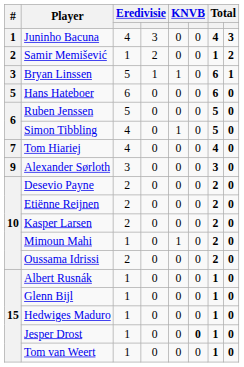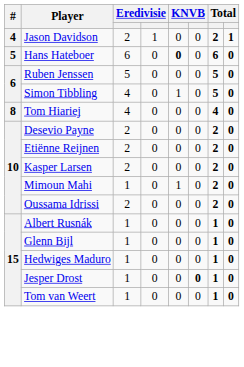- row: (62, 37)
- row: (65, 56)
- row: (58, 74)
+ row: (61, 37)
(178, 93) normal -> (178, 56) bold
(13, 148) 7 -> (13, 111) 8
- row: (67, 167)
